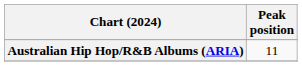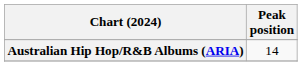(272, 50) 11 -> (272, 50) 14
